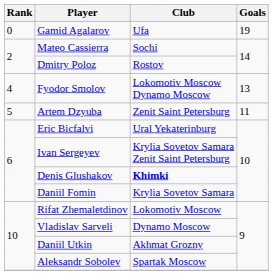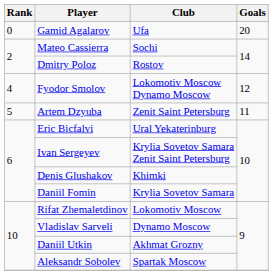(245, 30) 19 -> (245, 30) 20
(245, 88) 13 -> (245, 88) 12
(150, 175) bold -> (149, 175) normal
